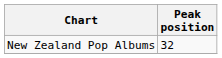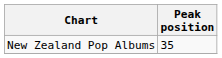(167, 45) 32 -> (167, 45) 35
